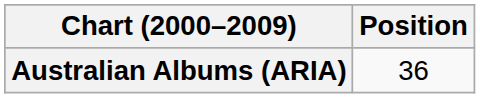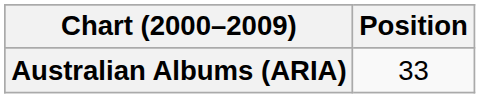(414, 69) 36 -> (414, 69) 33
